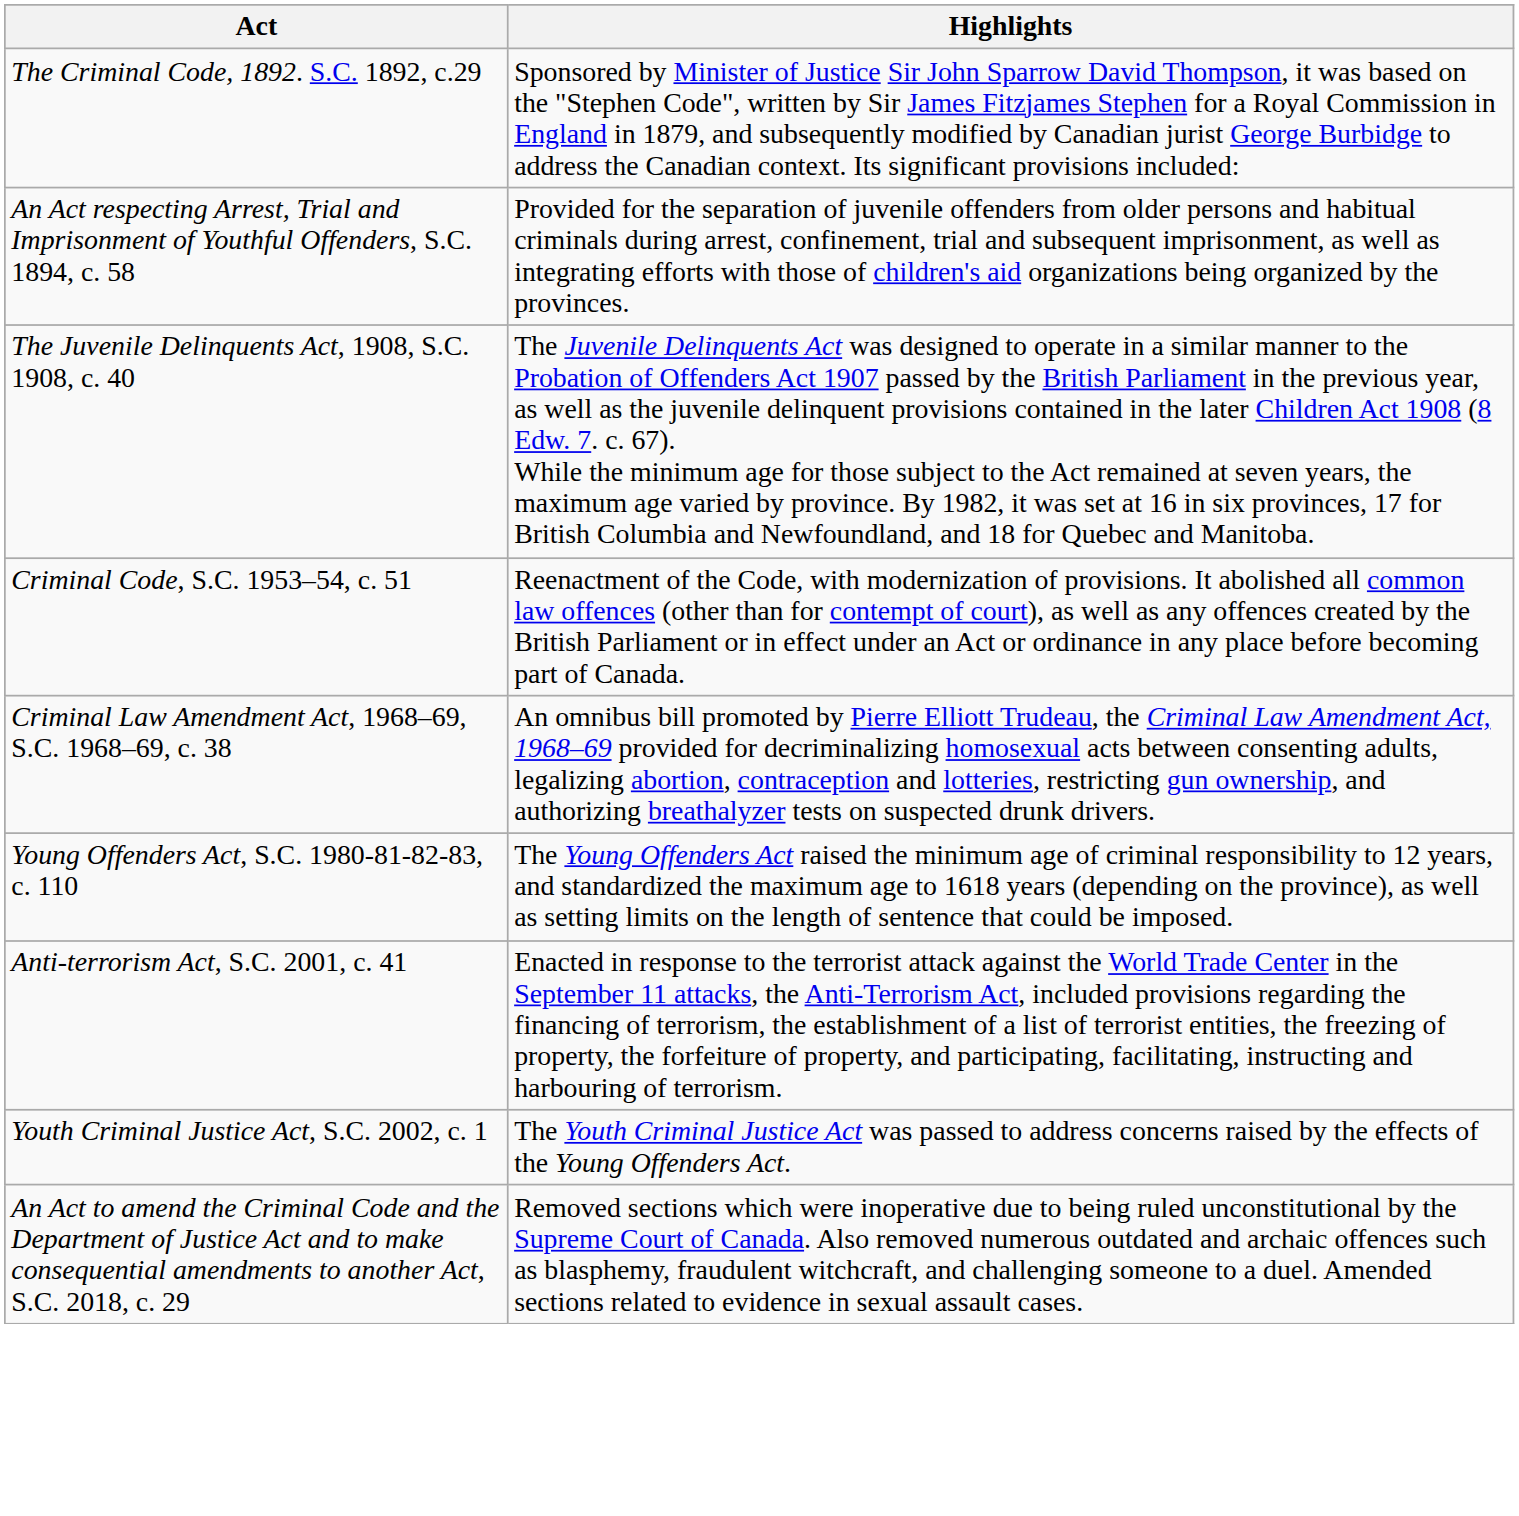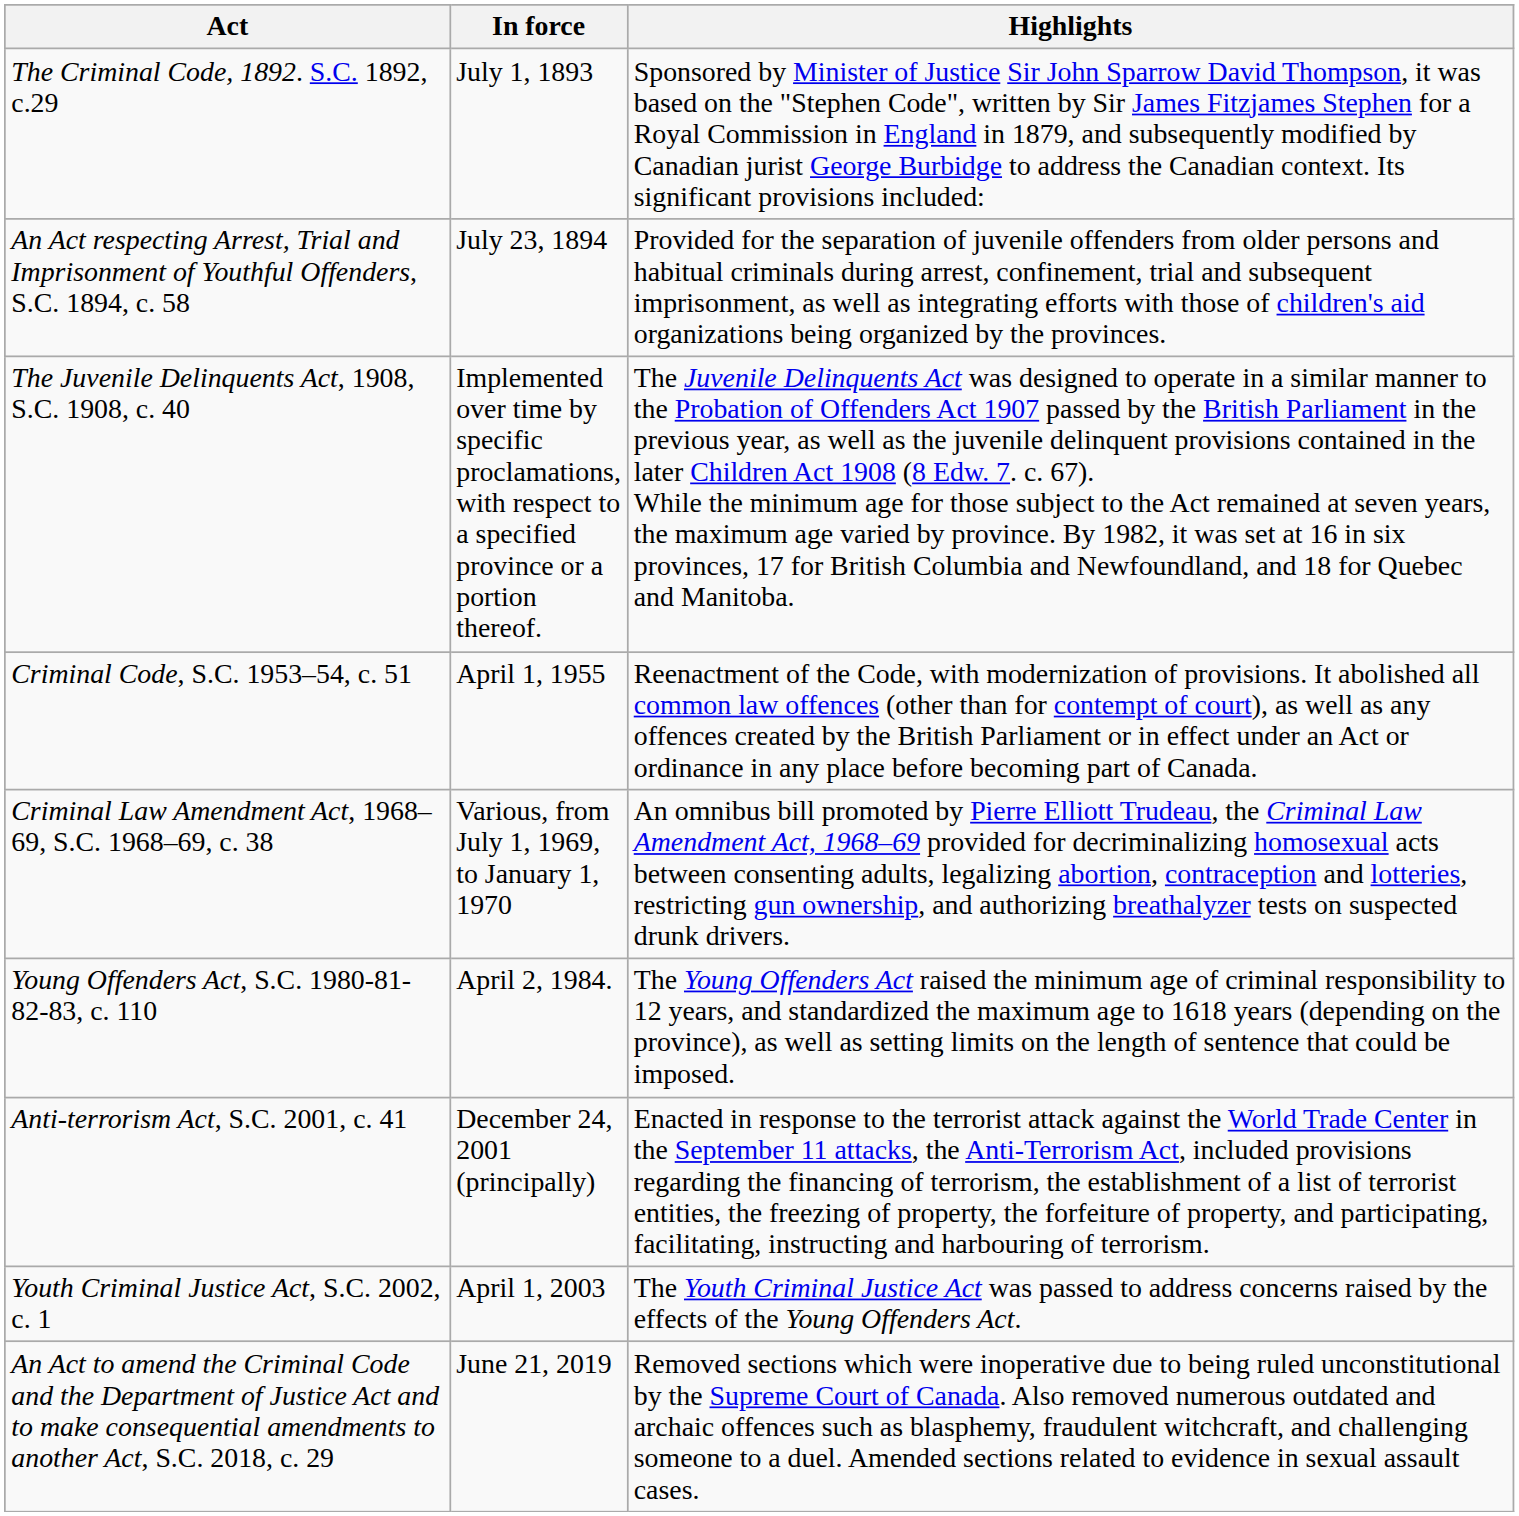+ column: (539, 26)
